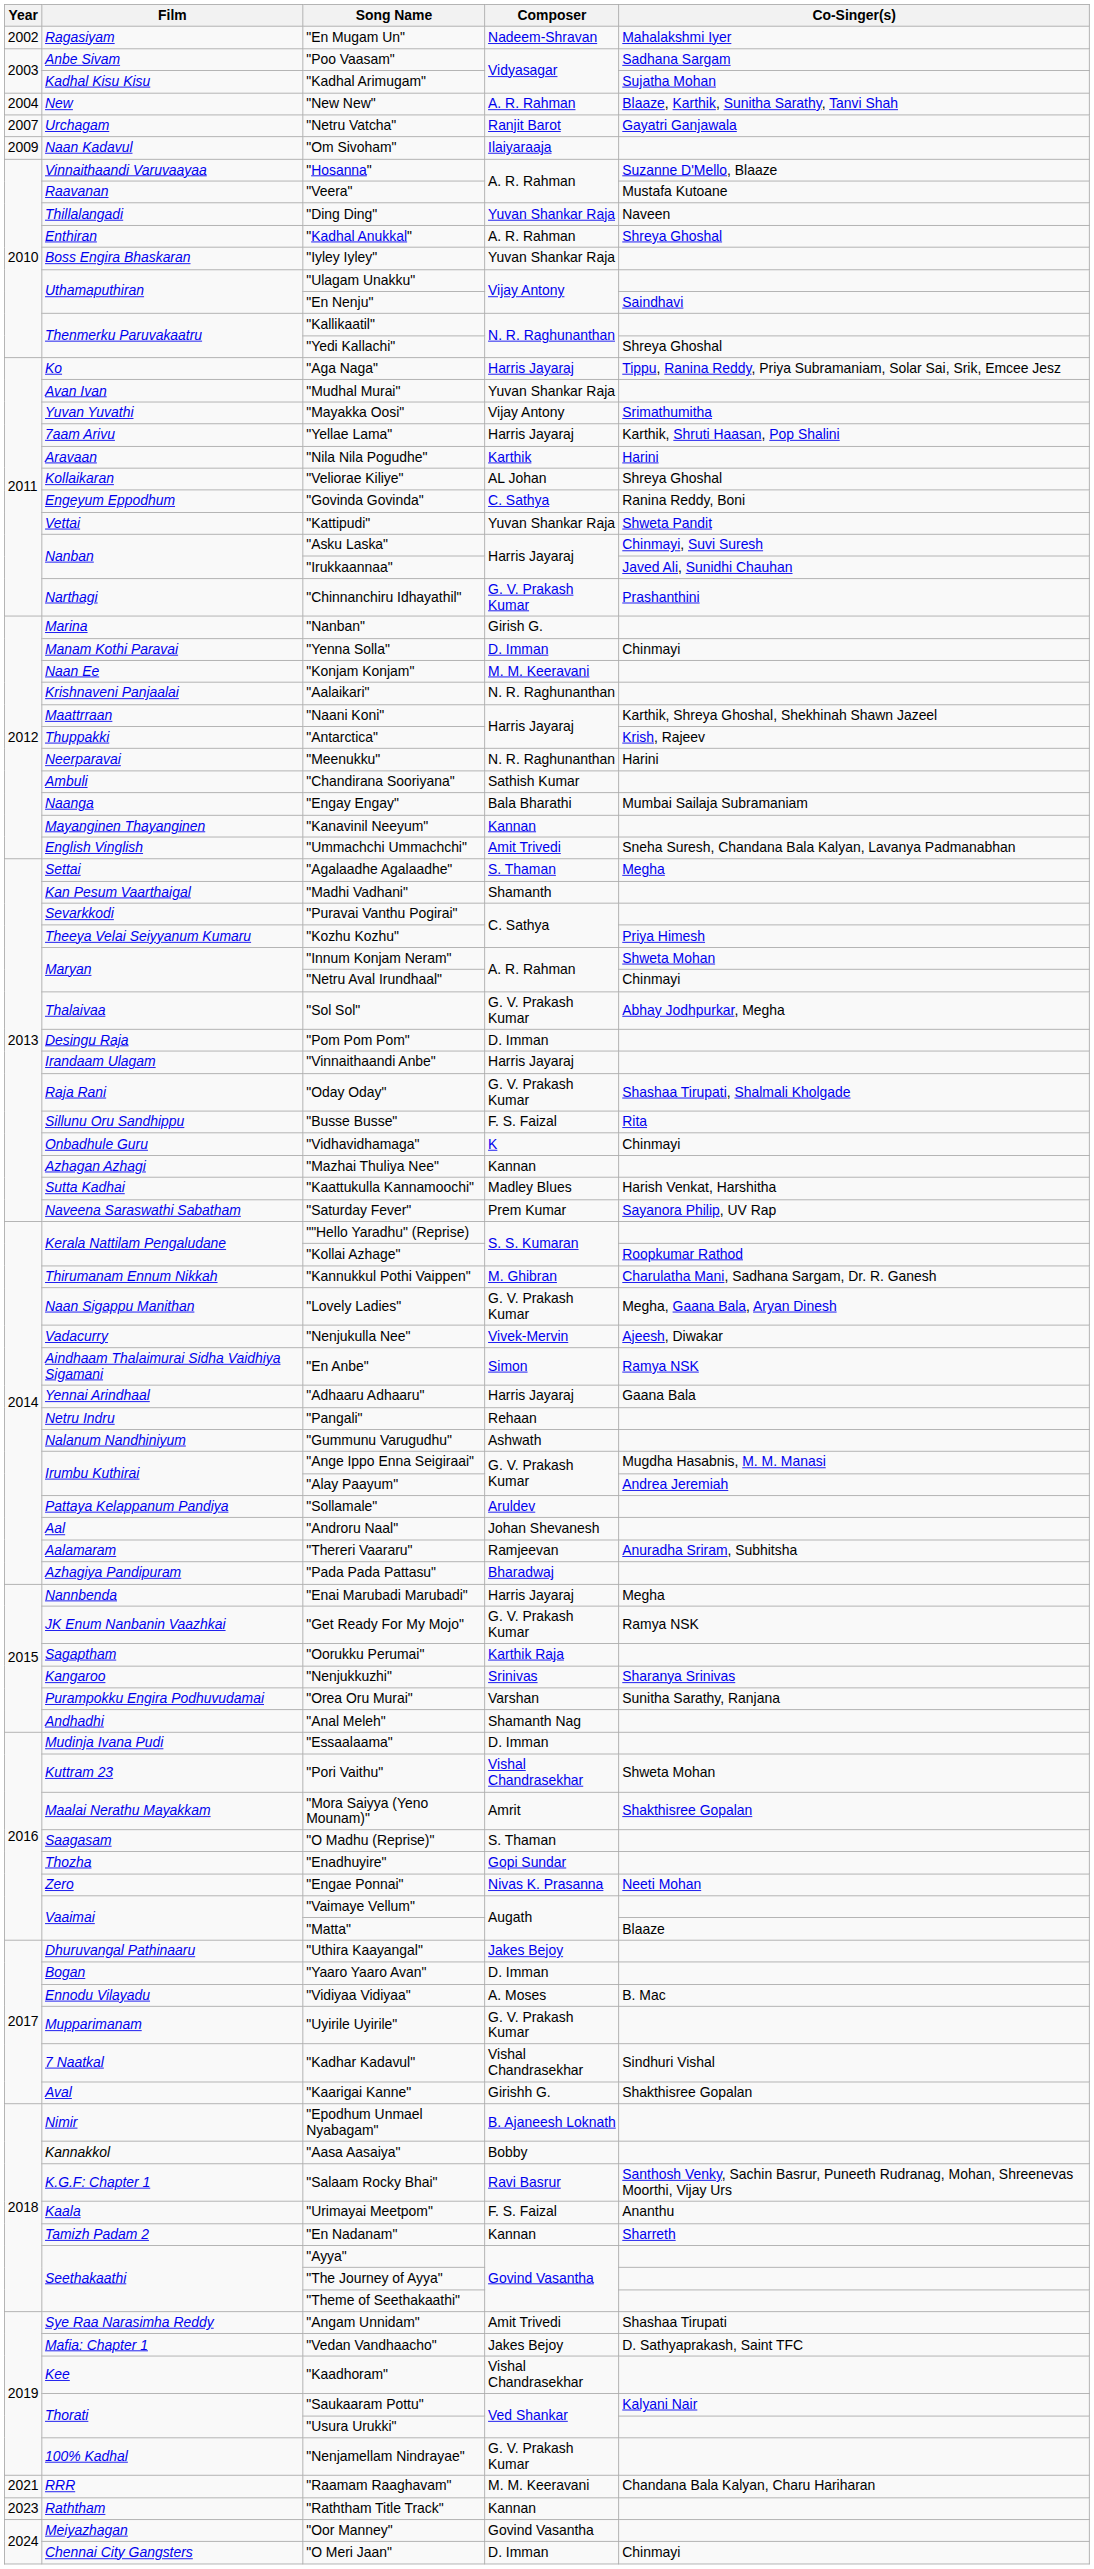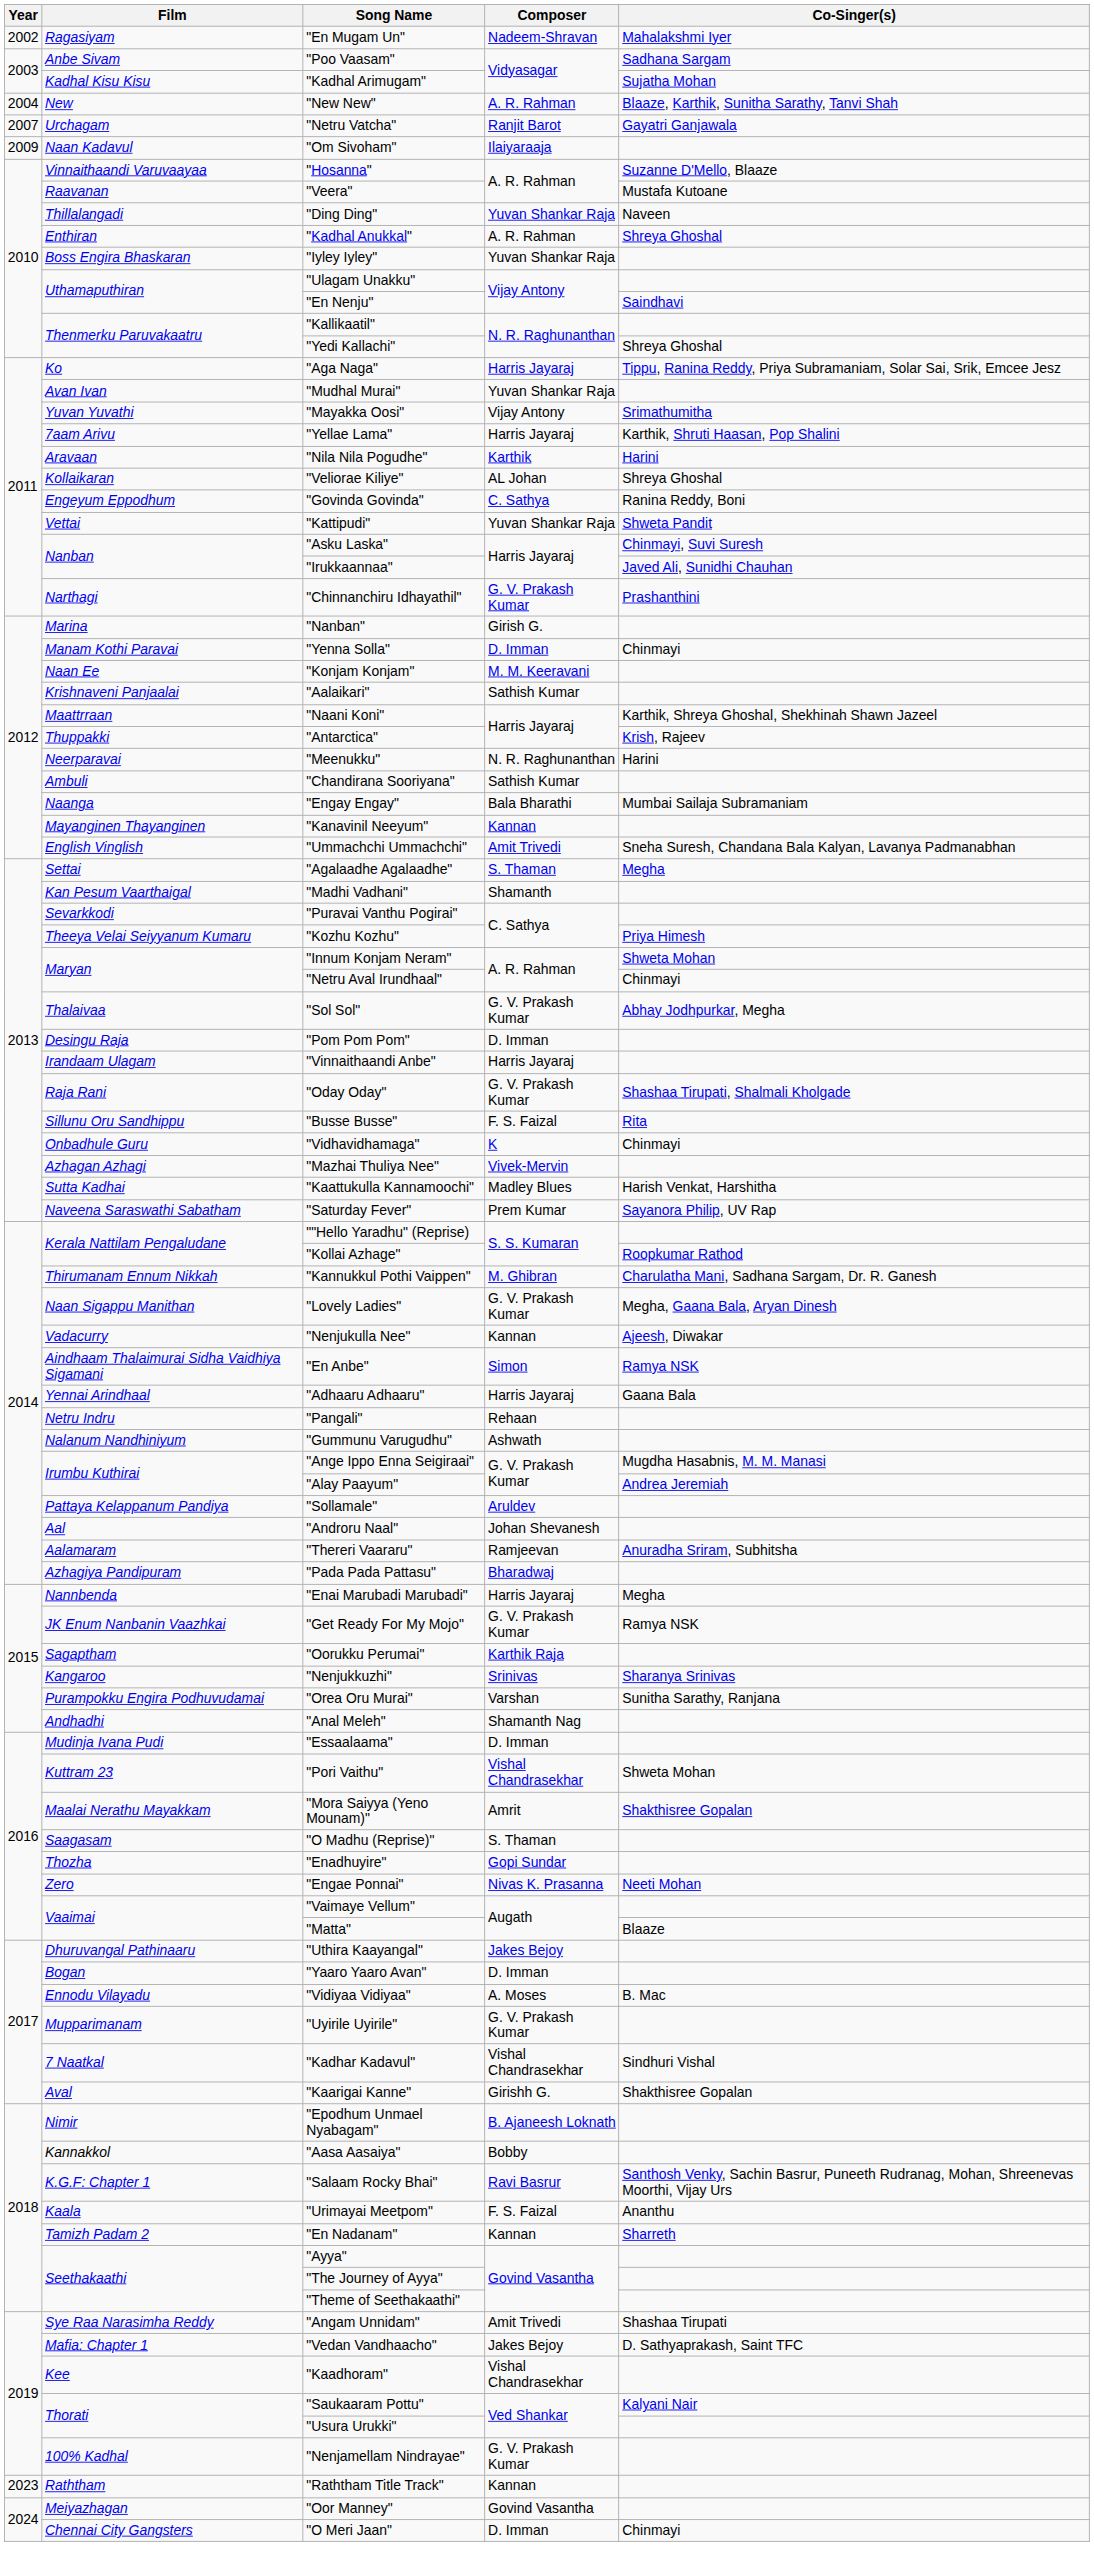(552, 693) N. R. Raghunanthan -> (534, 693) Sathish Kumar
(512, 1166) Kannan -> (528, 1166) Vivek-Mervin
(528, 1336) Vivek-Mervin -> (512, 1336) Kannan
- row: (379, 2486)
